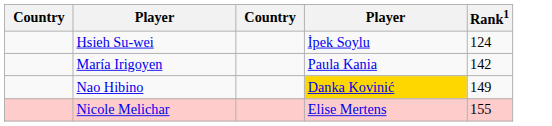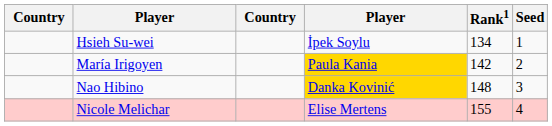+ column: (530, 17)
(481, 42) 124 -> (481, 42) 134
(342, 64) no background -> (342, 64) gold background
(481, 87) 149 -> (481, 87) 148
